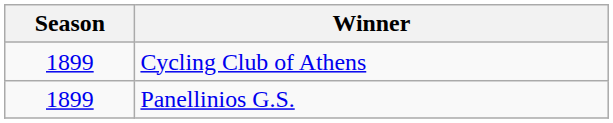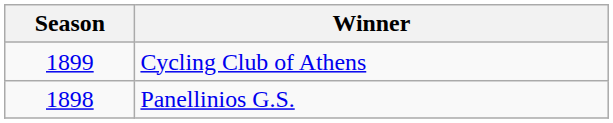(70, 99) 1899 -> (70, 99) 1898
